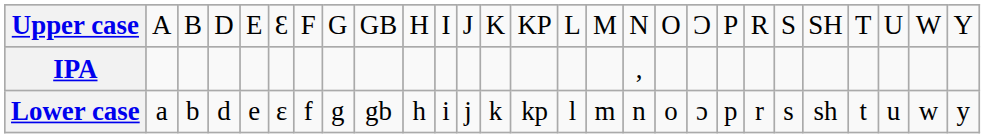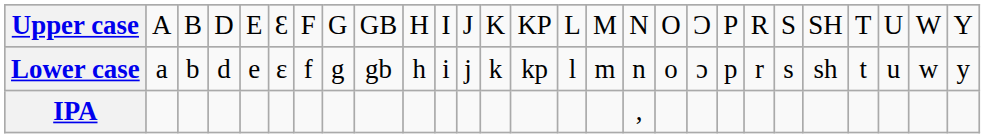rows swapped: (75, 111) <-> (75, 68)
